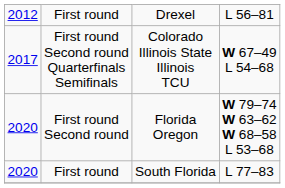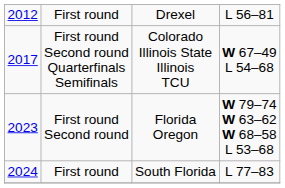(23, 127) 2020 -> (23, 127) 2023
(23, 171) 2020 -> (23, 171) 2024
